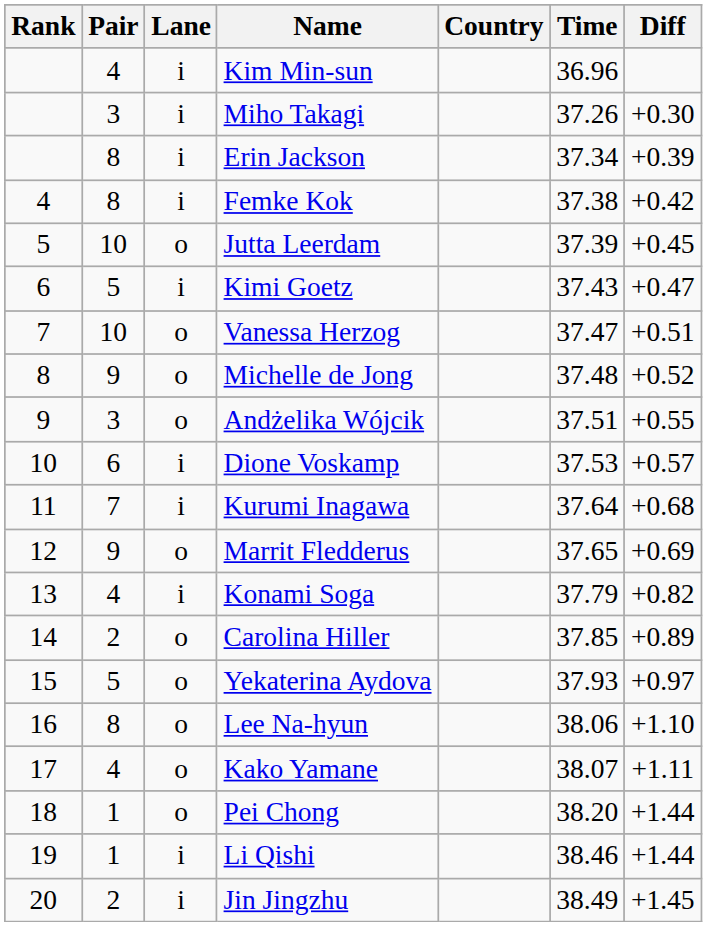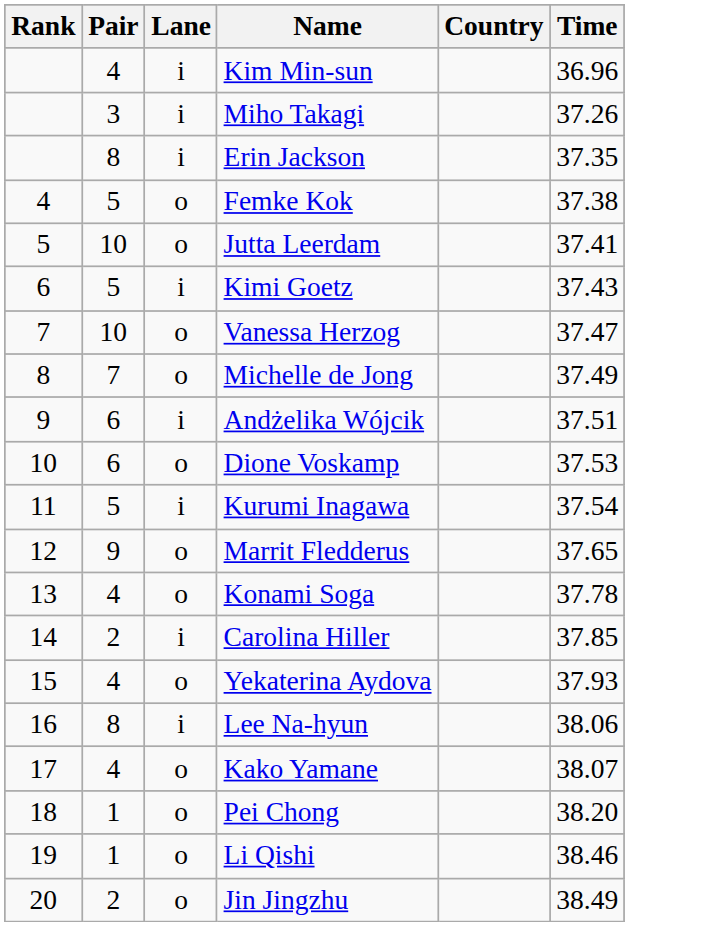- column: (663, 26)
(587, 157) 37.34 -> (587, 157) 37.35
(113, 200) 8 -> (113, 200) 5
(181, 200) i -> (181, 200) o
(587, 244) 37.39 -> (587, 244) 37.41
(113, 375) 9 -> (113, 375) 7
(587, 375) 37.48 -> (587, 375) 37.49
(113, 419) 3 -> (113, 419) 6
(181, 419) o -> (181, 419) i
(181, 462) i -> (181, 462) o
(113, 506) 7 -> (113, 506) 5
(587, 506) 37.64 -> (587, 506) 37.54
(181, 593) i -> (181, 593) o
(587, 593) 37.79 -> (587, 593) 37.78
(181, 637) o -> (181, 637) i
(113, 680) 5 -> (113, 680) 4
(181, 724) o -> (181, 724) i
(181, 855) i -> (181, 855) o
(181, 899) i -> (181, 899) o
